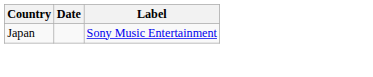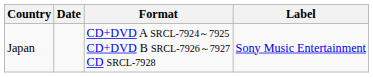+ column: (158, 14)
